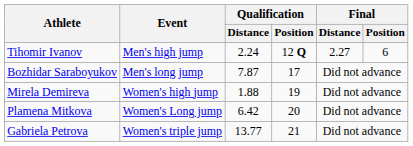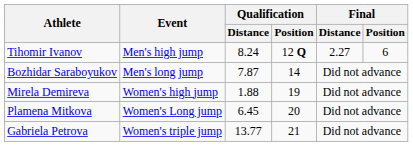(248, 53) 2.24 -> (248, 53) 8.24
(294, 72) 17 -> (294, 72) 14
(248, 112) 6.42 -> (248, 112) 6.45
